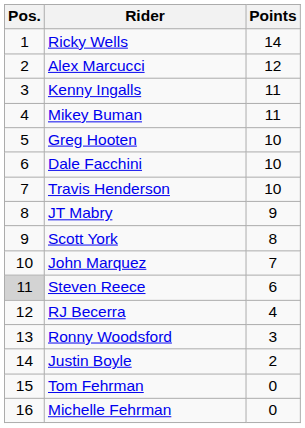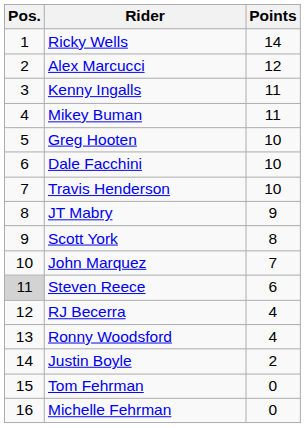(273, 336) 3 -> (273, 336) 4
